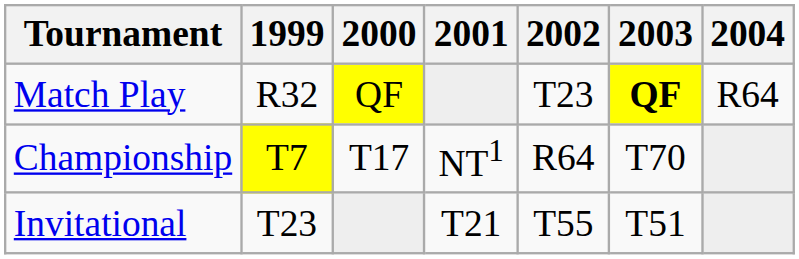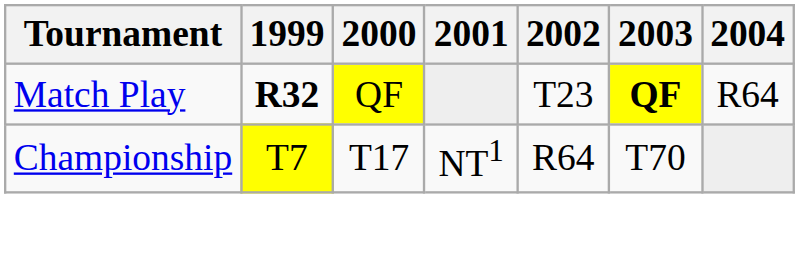(287, 93) normal -> (287, 93) bold
- row: (100, 222)
